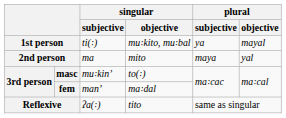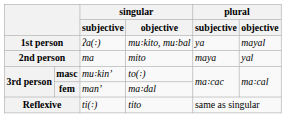(90, 43) ti(꞉) -> (91, 43) ʔa(꞉)
(91, 105) ʔa(꞉) -> (90, 105) ti(꞉)
